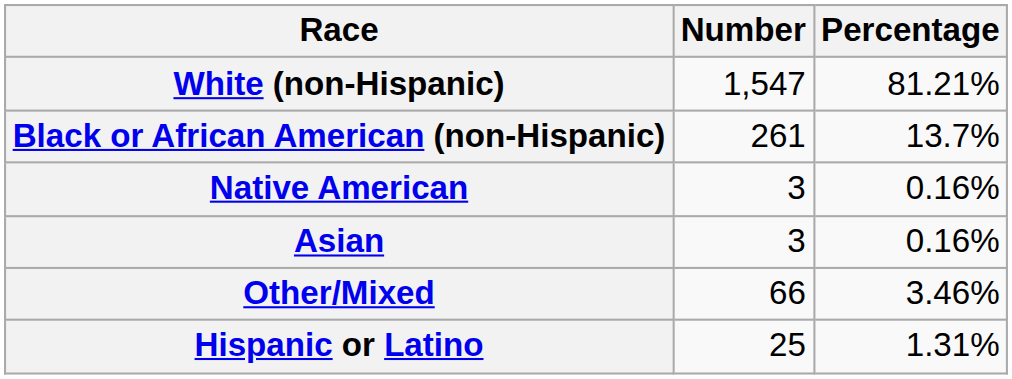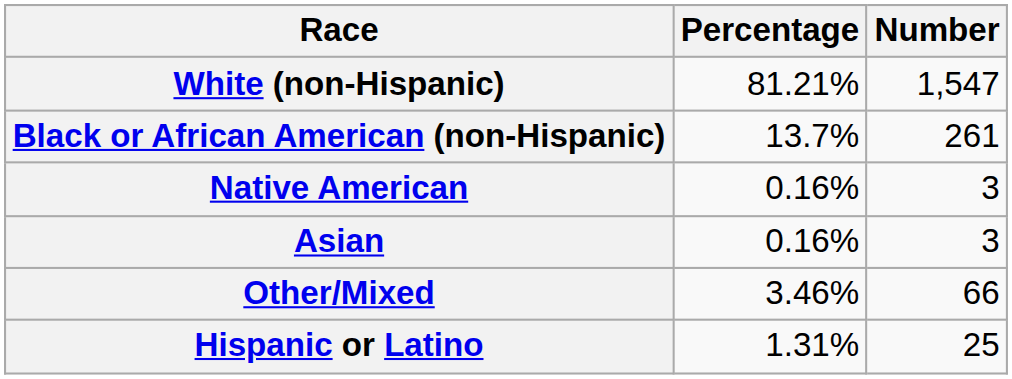columns swapped: (743, 30) <-> (910, 30)
